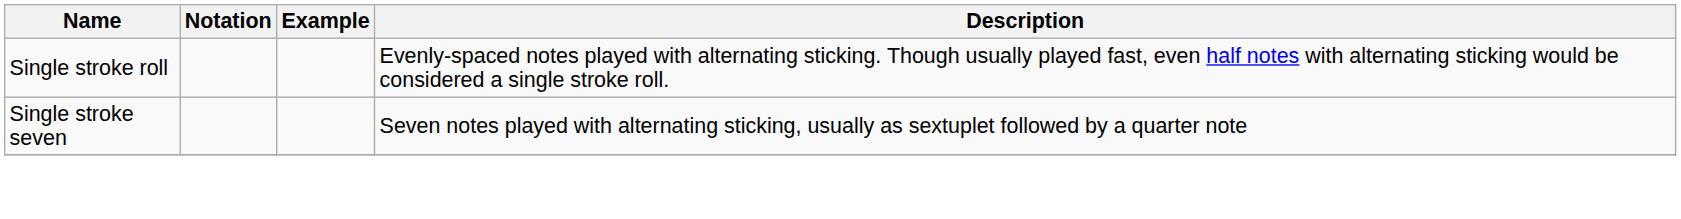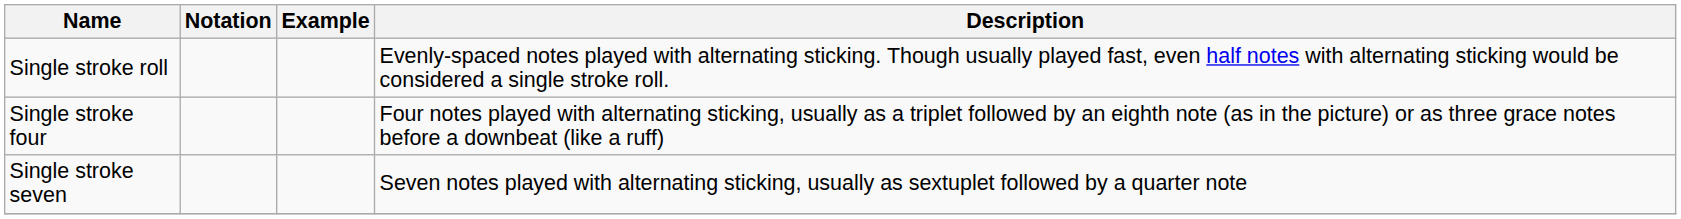+ row: (72, 125)
